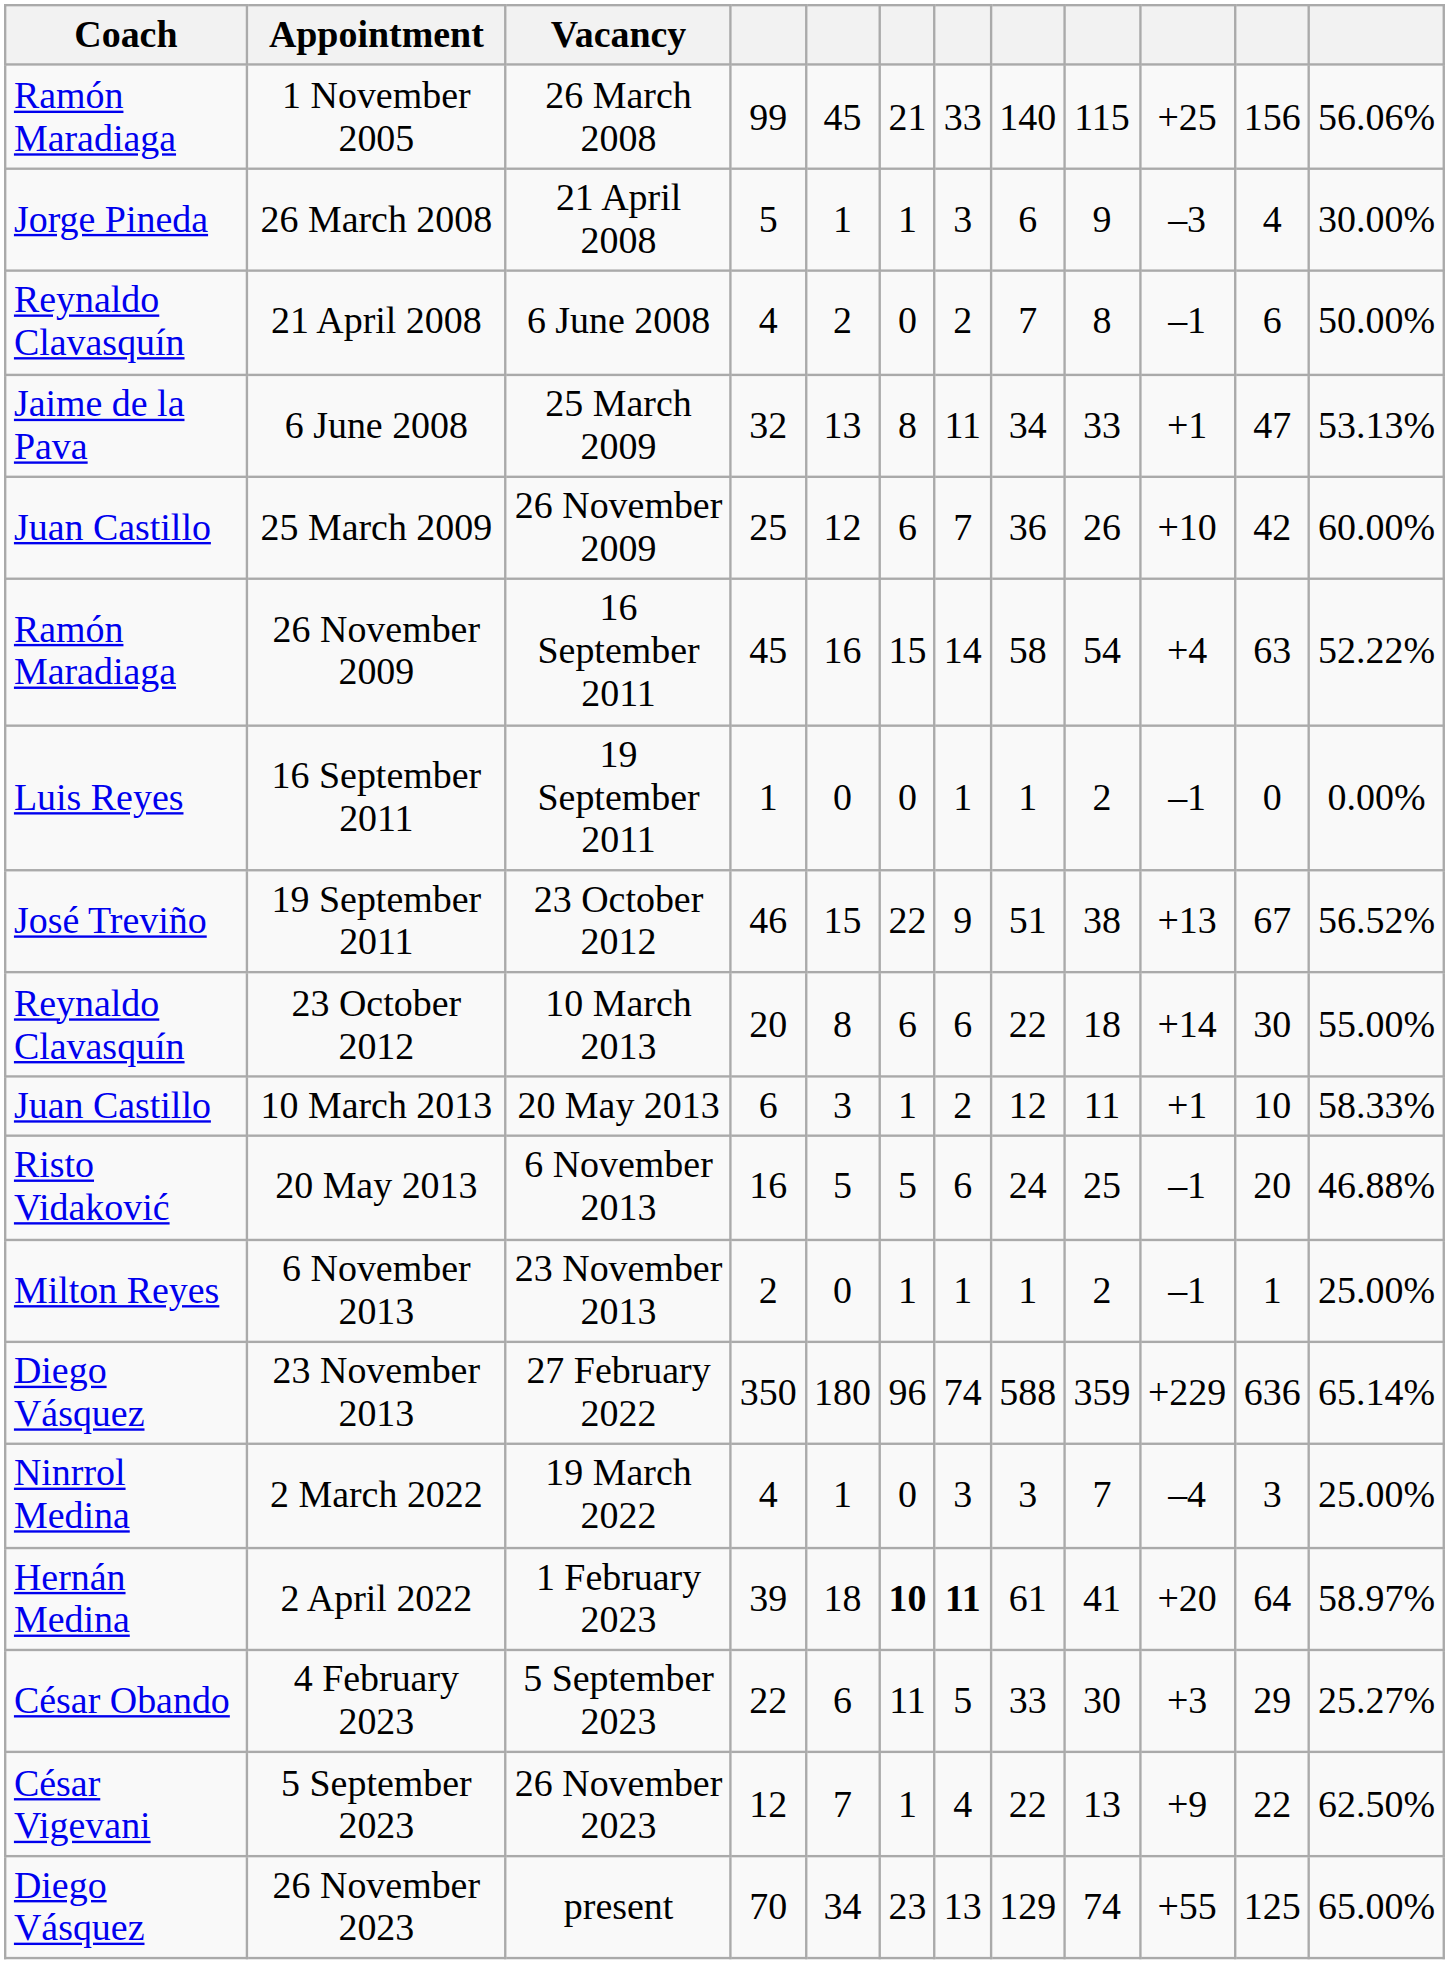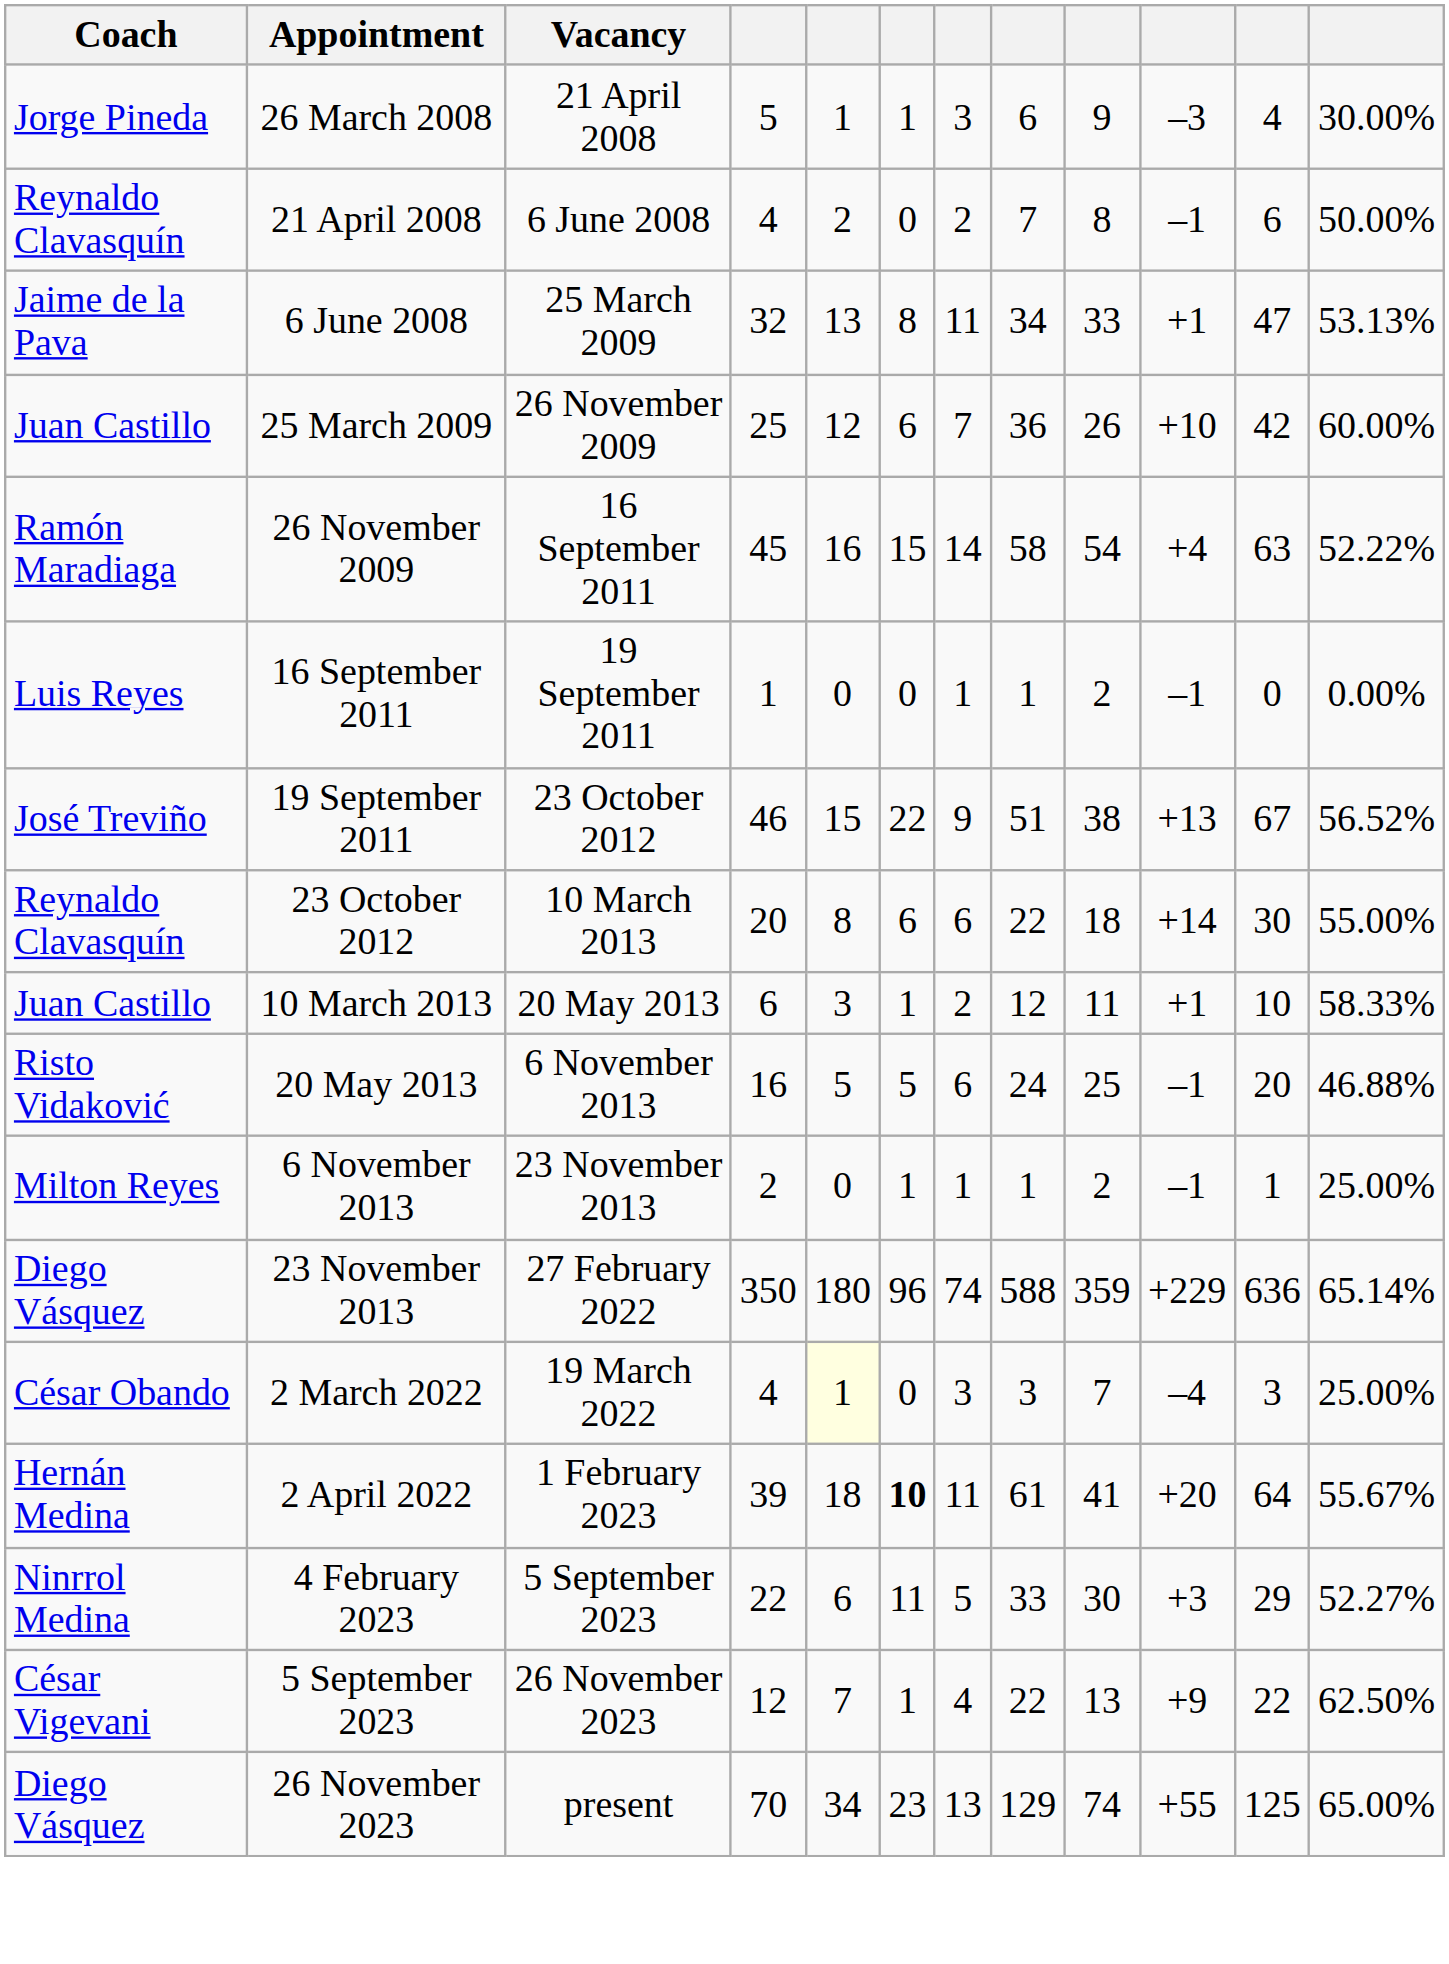- row: (376, 116)
(72, 1495) Ninrrol Medina -> (122, 1392) César Obando
(843, 1495) no background -> (843, 1392) lightyellow background
(963, 1597) bold -> (963, 1495) normal
(1377, 1597) 58.97% -> (1377, 1495) 55.67%
(122, 1700) César Obando -> (72, 1597) Ninrrol Medina
(1377, 1700) 25.27% -> (1377, 1597) 52.27%
